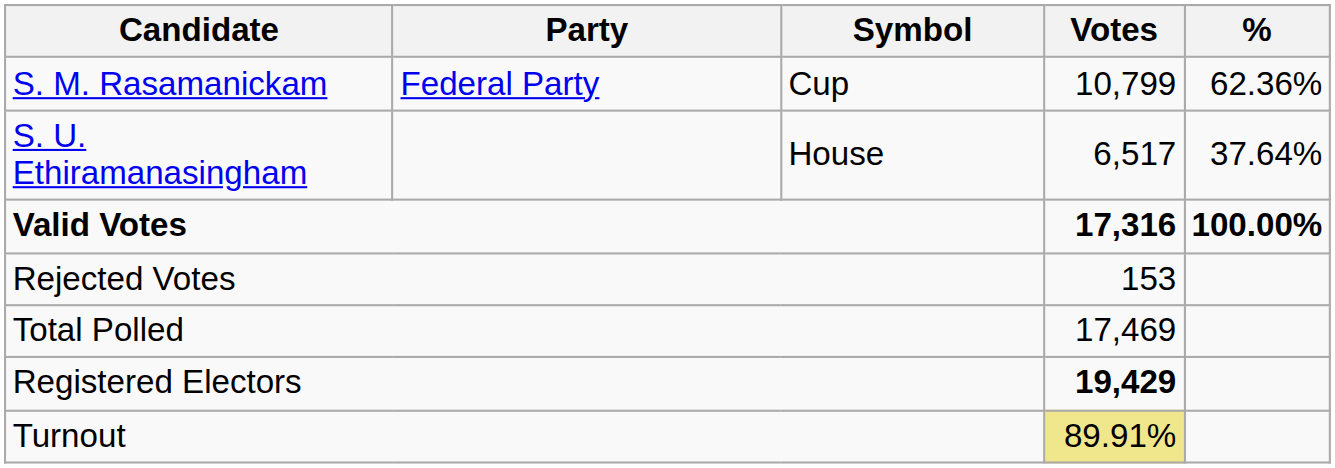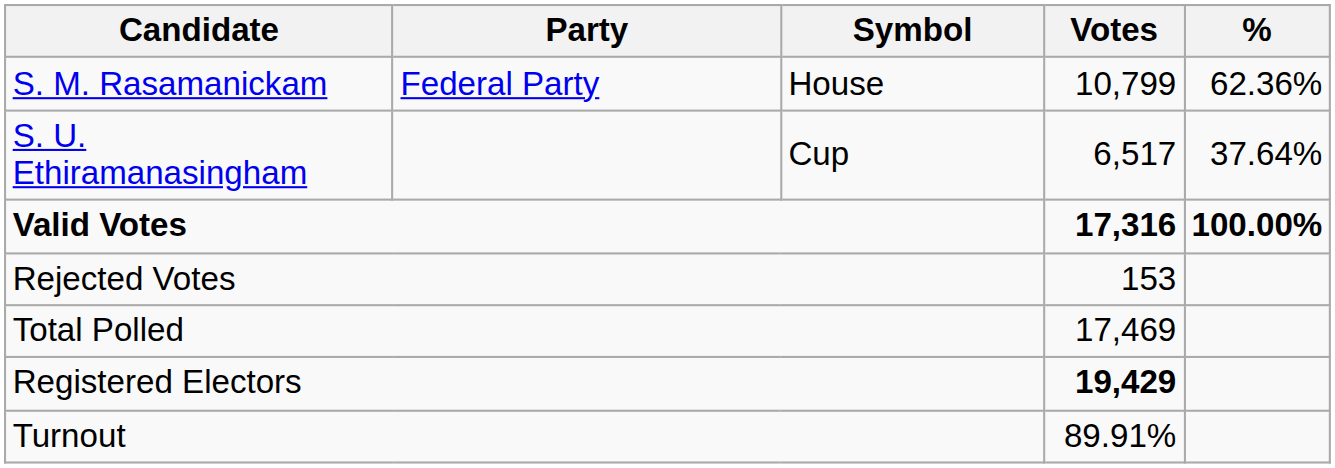(819, 83) Cup -> (836, 83) House
(836, 154) House -> (819, 154) Cup
(1120, 435) khaki background -> (1120, 435) no background
